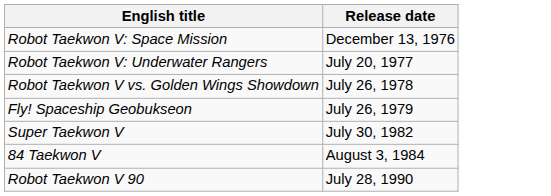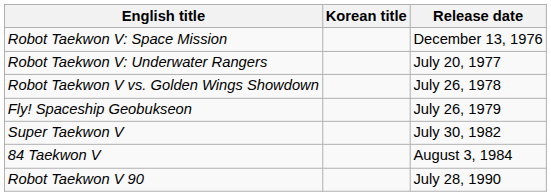+ column: (366, 16)
